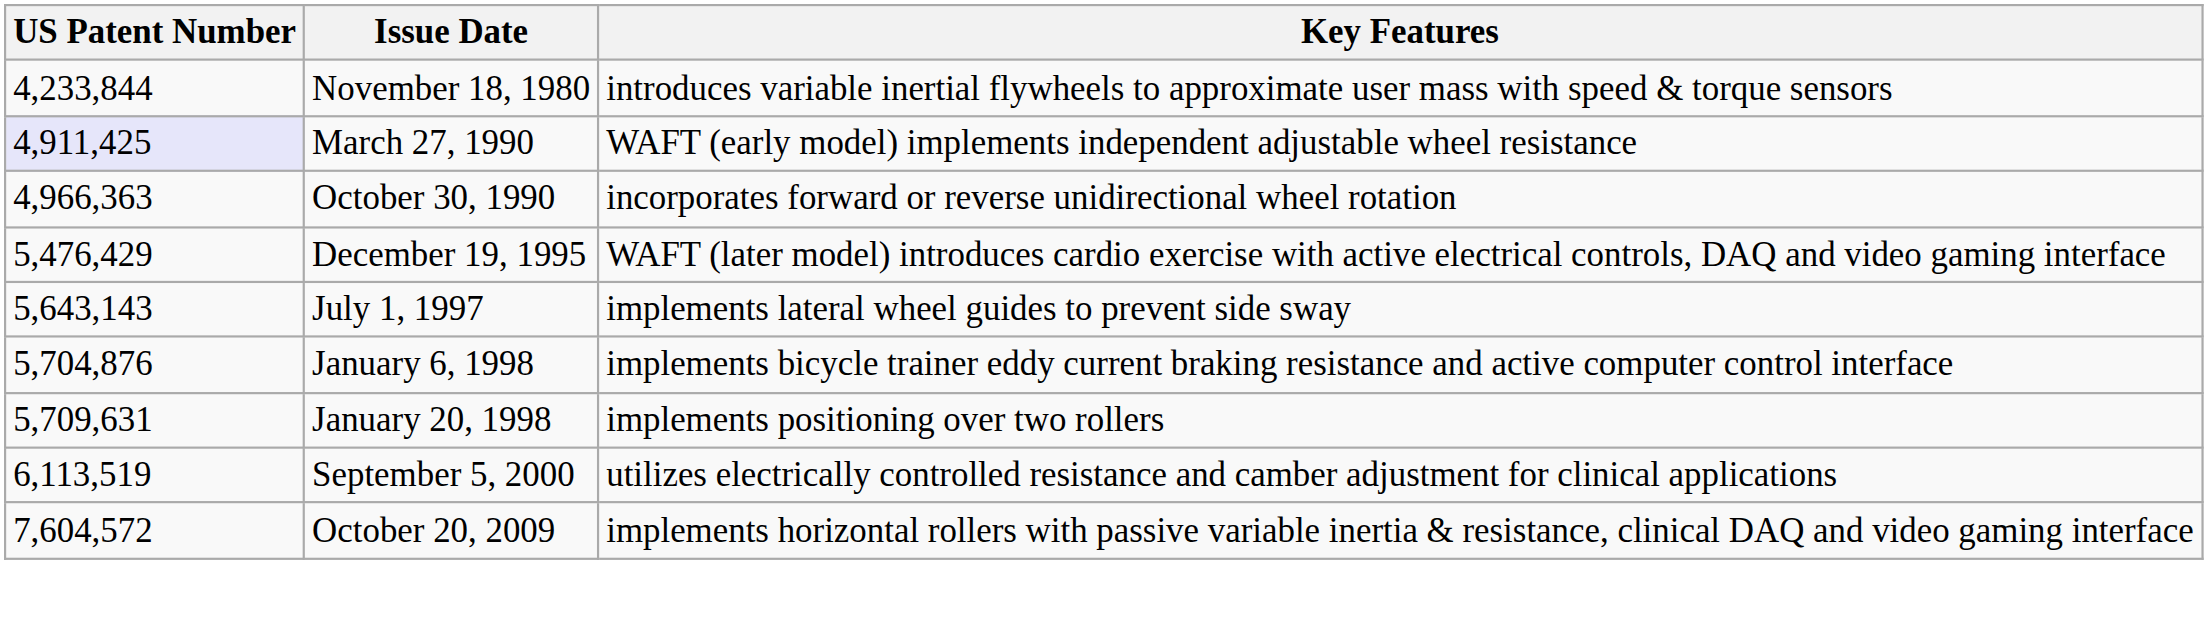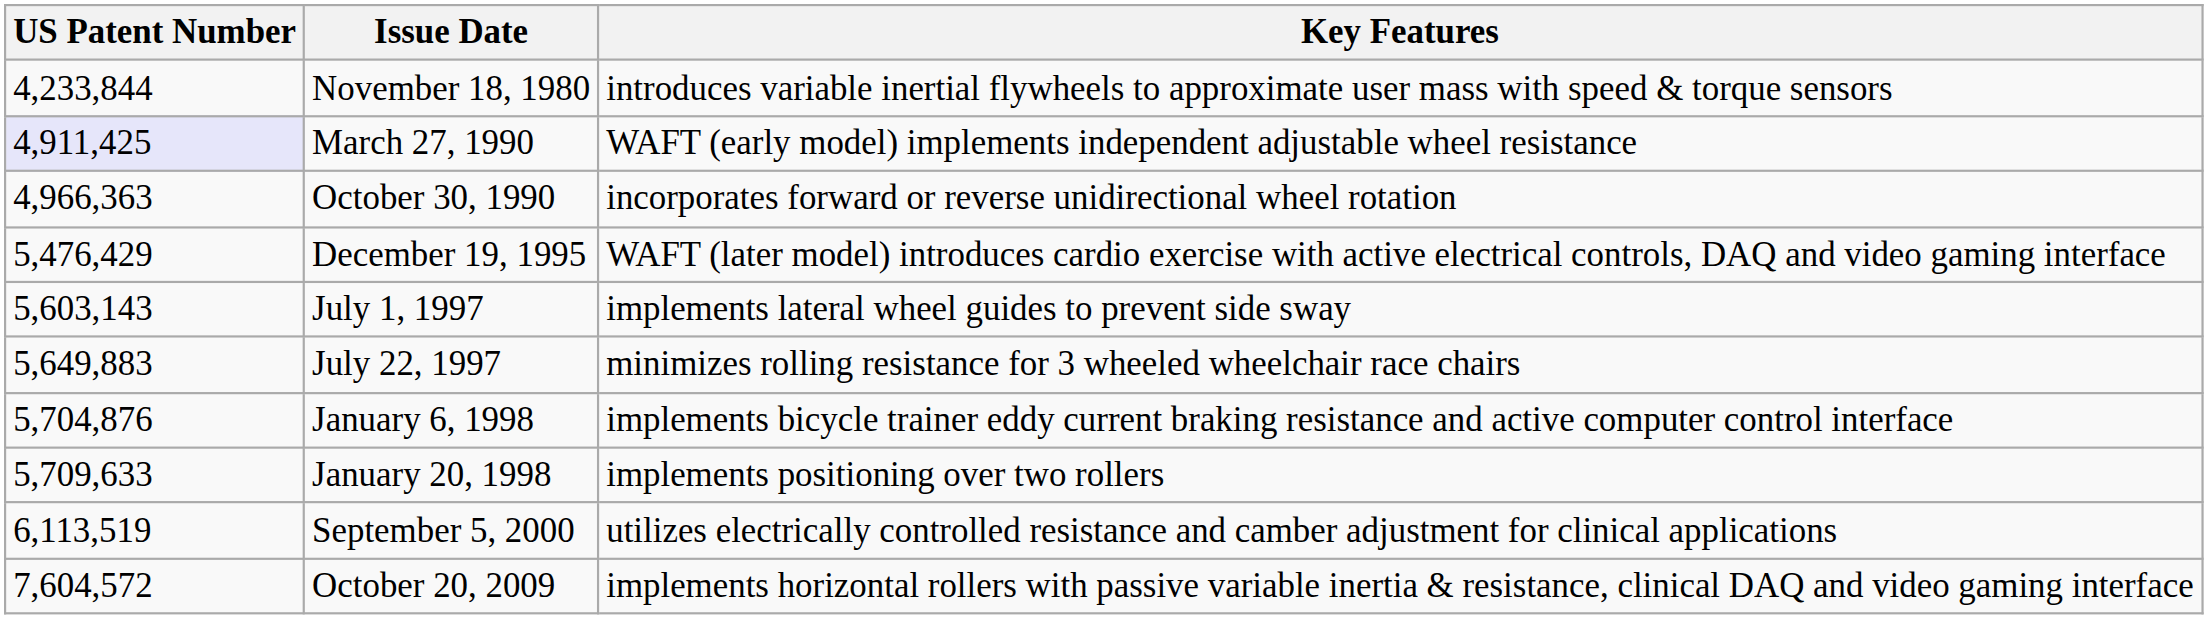(83, 308) 5,643,143 -> (83, 308) 5,603,143
+ row: (407, 364)
(83, 419) 5,709,631 -> (83, 474) 5,709,633
